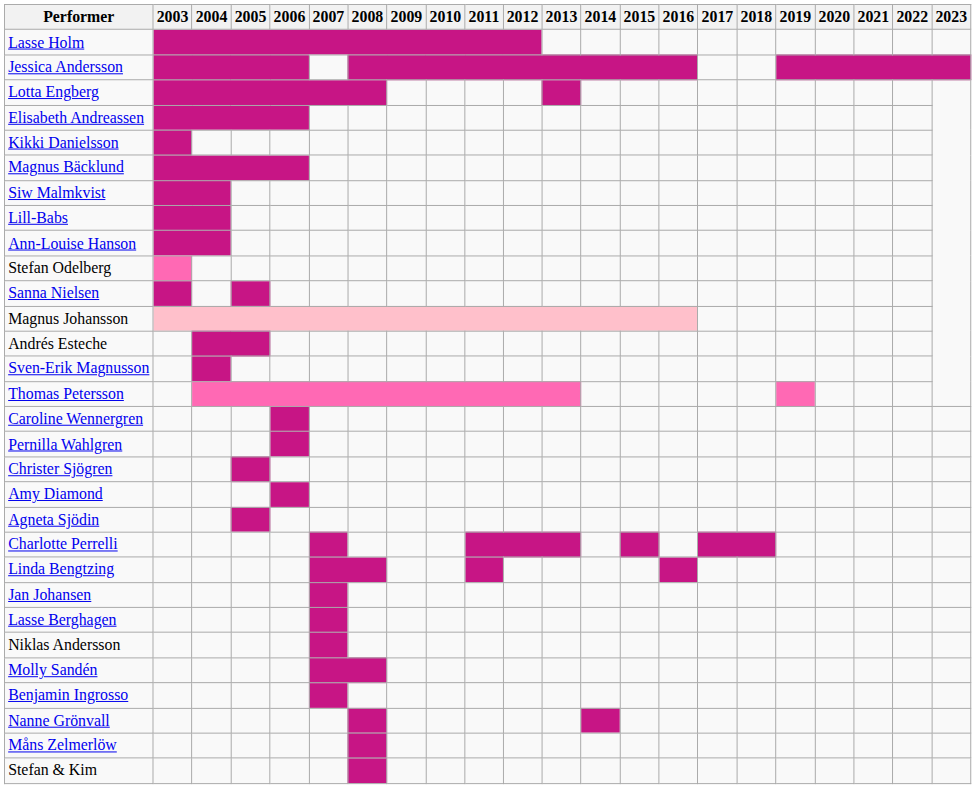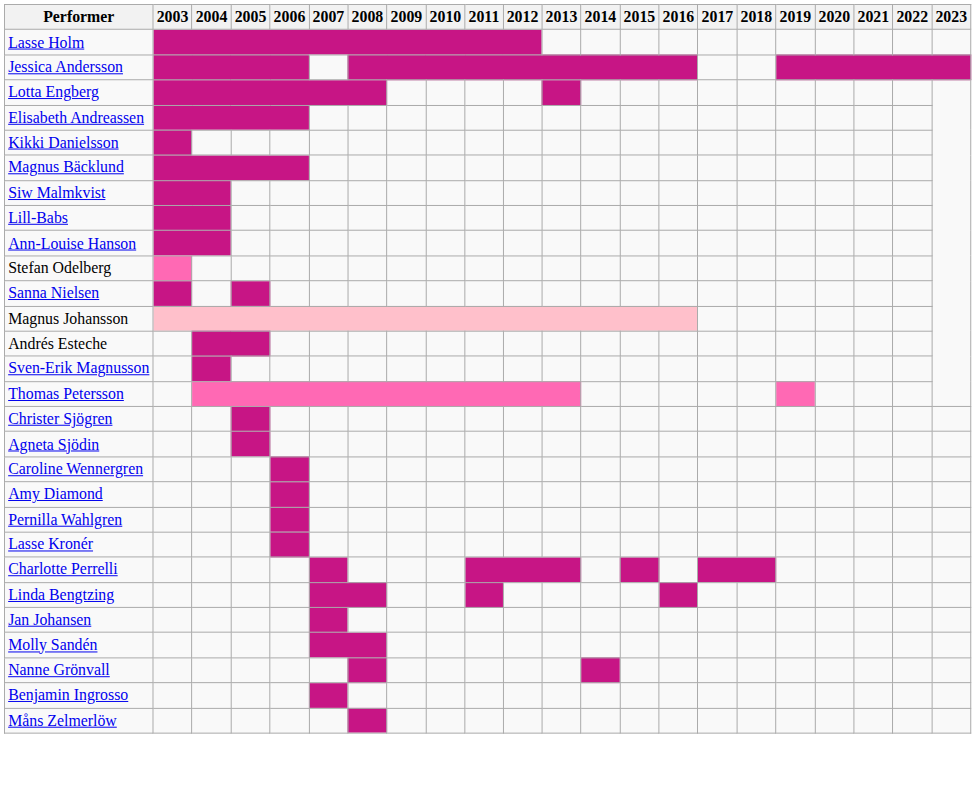rows swapped: (60, 469) <-> (76, 419)
rows swapped: (54, 519) <-> (65, 444)
+ row: (51, 544)
- row: (62, 619)
- row: (64, 645)
rows swapped: (68, 695) <-> (59, 720)
- row: (53, 770)
